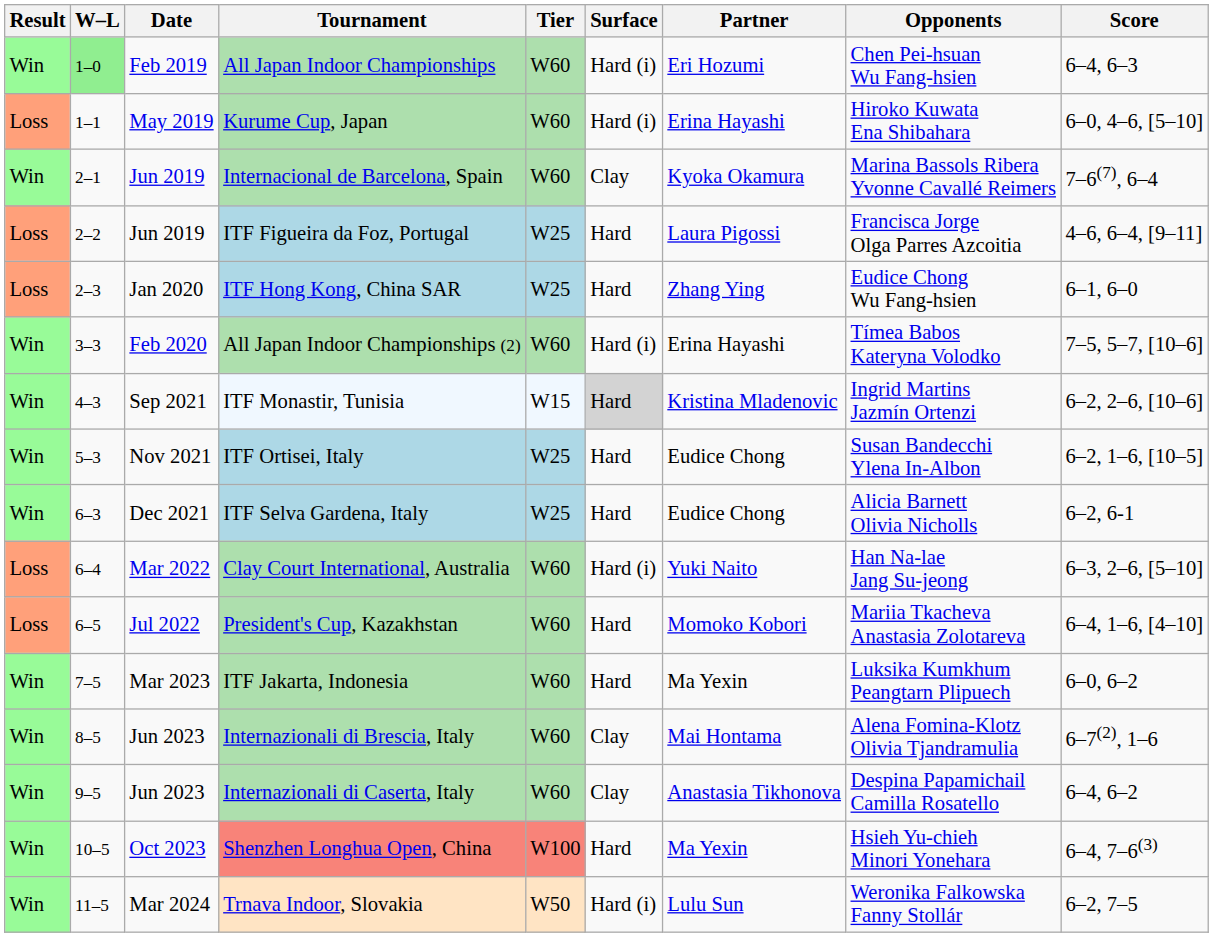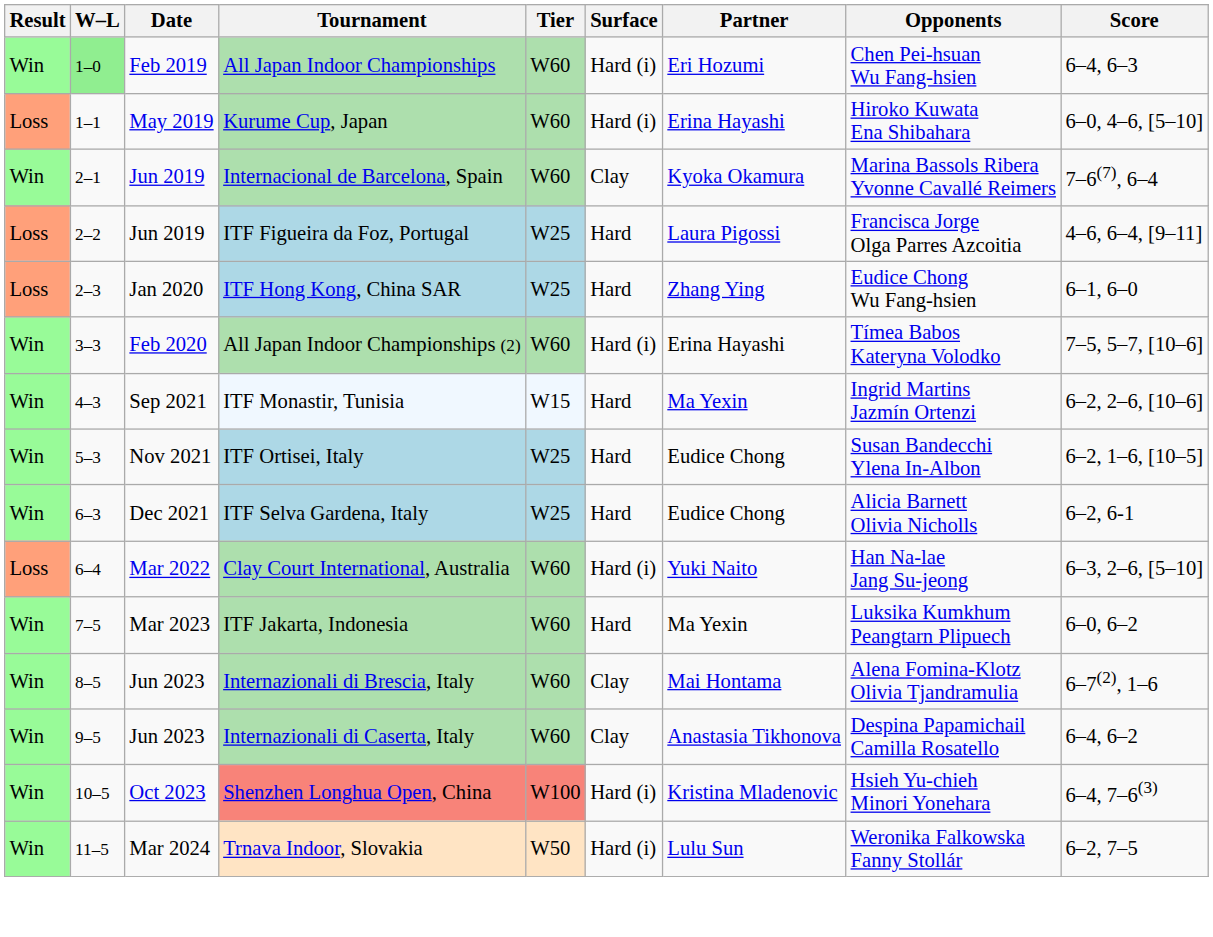(611, 400) lightgrey background -> (611, 400) no background
(752, 400) Kristina Mladenovic -> (707, 400) Ma Yexin
- row: (341, 624)
(611, 848) Hard -> (623, 792) Hard (i)
(707, 848) Ma Yexin -> (752, 792) Kristina Mladenovic
